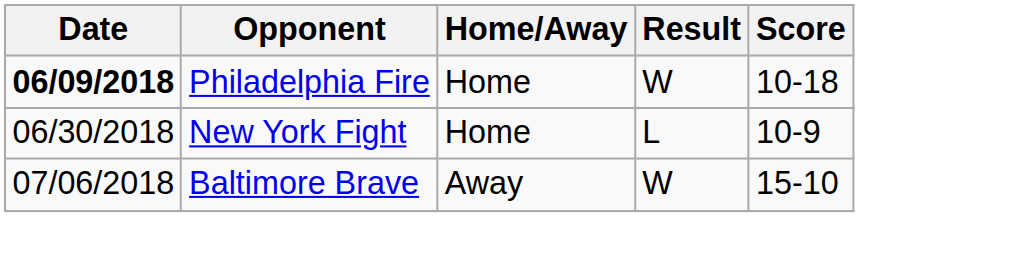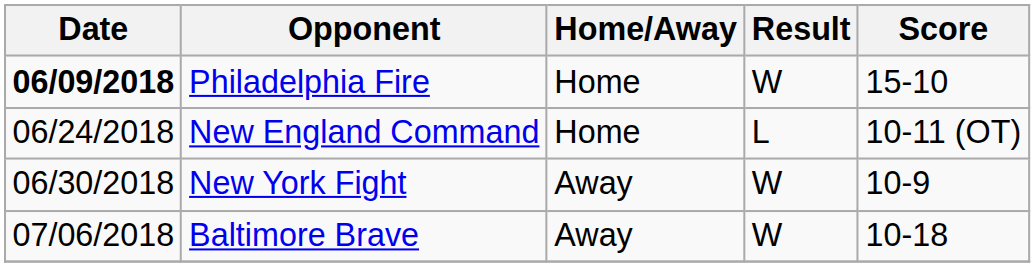(797, 81) 10-18 -> (907, 81) 15-10
+ row: (364, 132)
(488, 132) Home -> (594, 183) Away
(651, 132) L -> (767, 183) W
(797, 183) 15-10 -> (907, 235) 10-18
